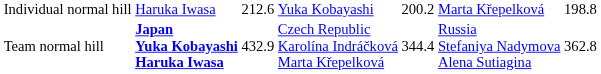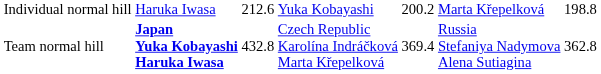(258, 46) 432.9 -> (258, 46) 432.8
(418, 46) 344.4 -> (418, 46) 369.4
